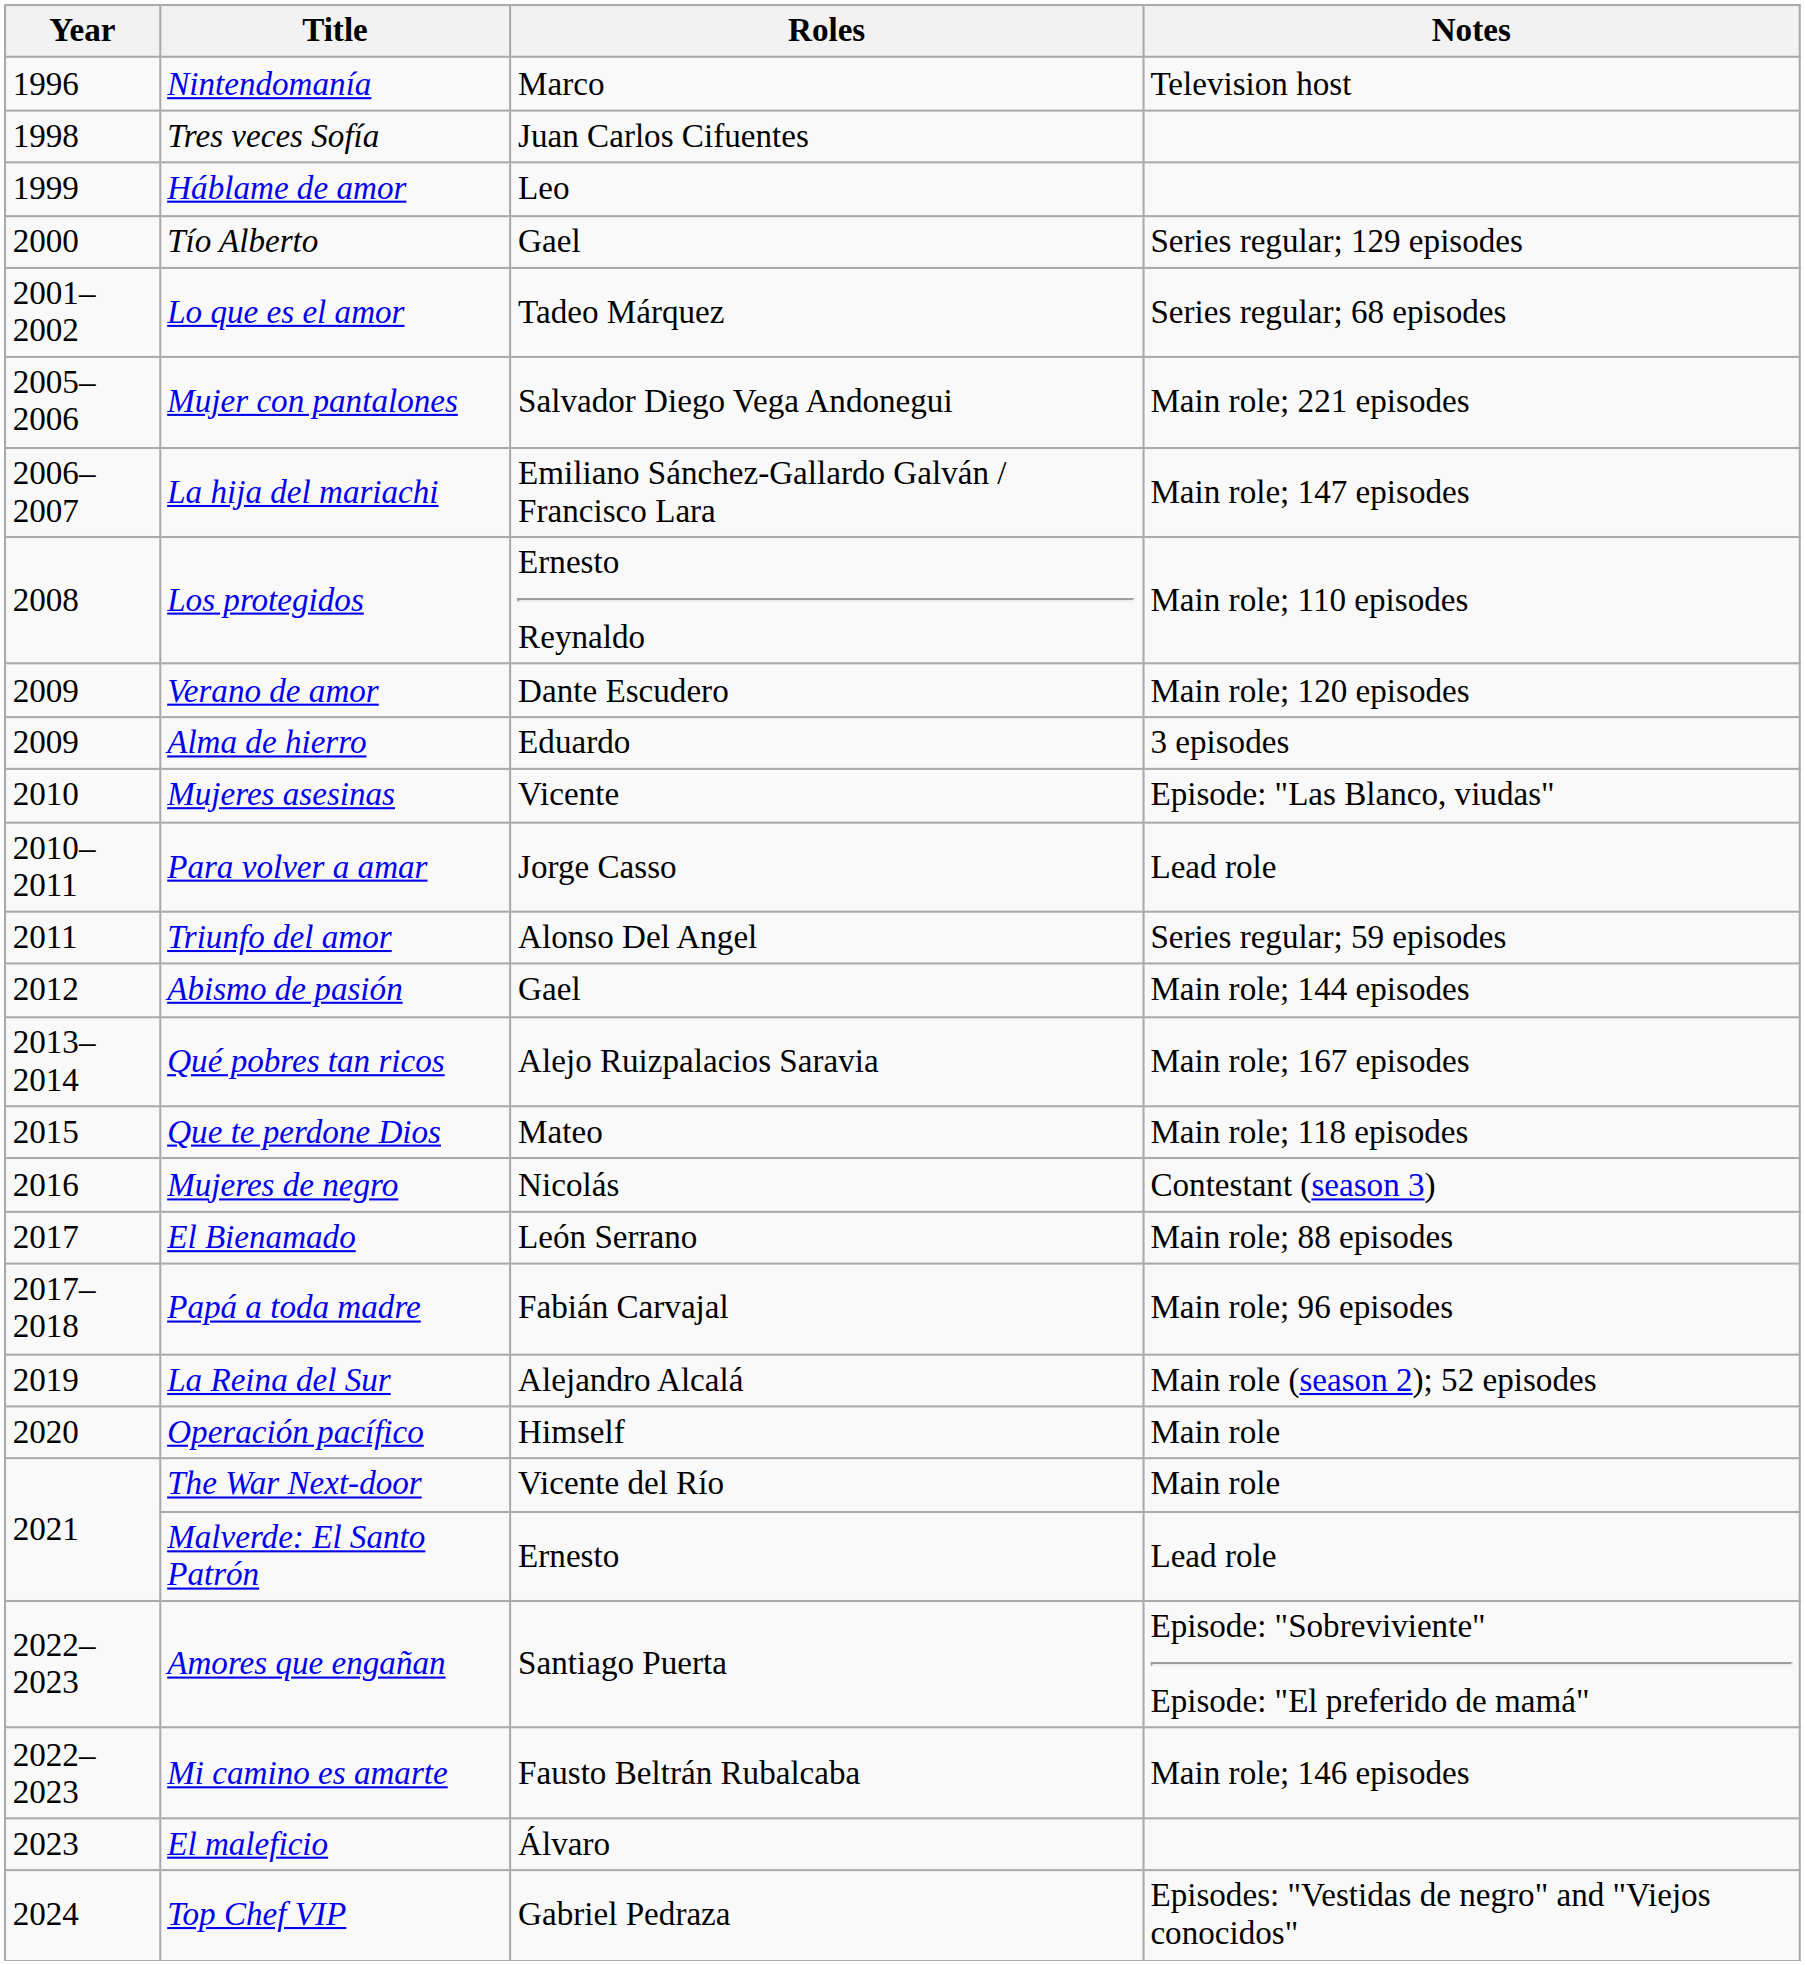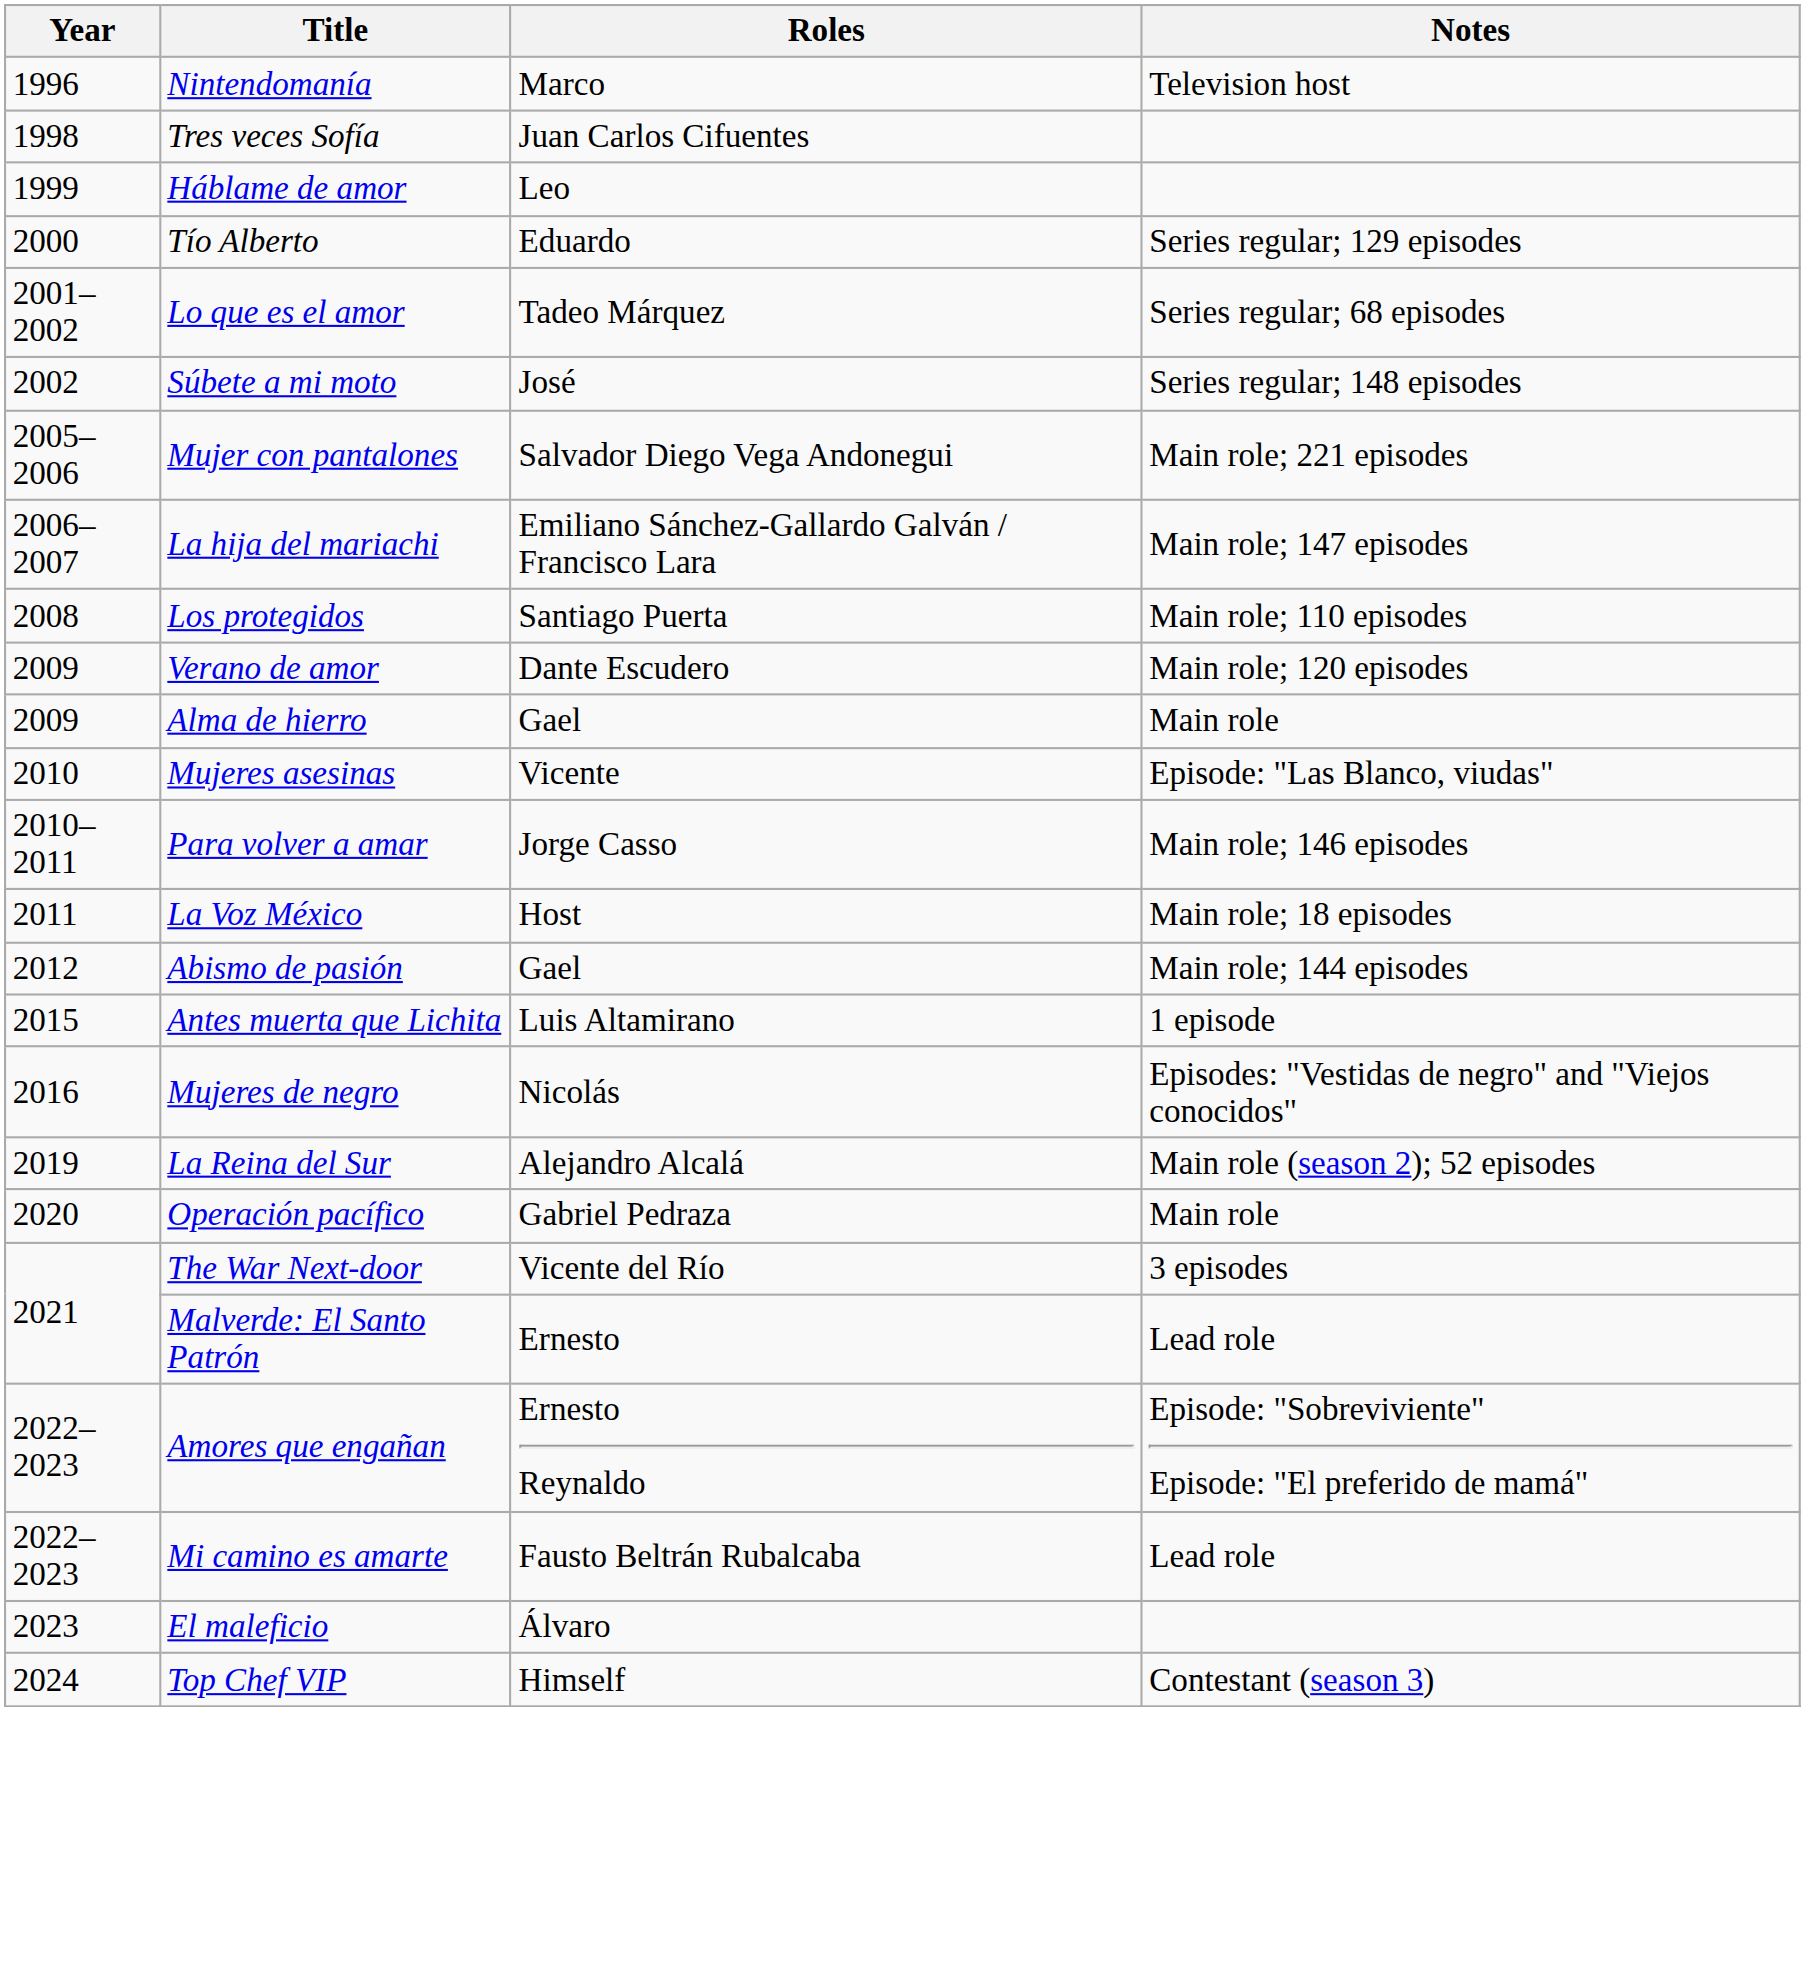(549, 240) Gael -> (575, 240) Eduardo
+ row: (282, 383)
(827, 600) Ernesto Reynaldo -> (623, 615) Santiago Puerta
(574, 742) Eduardo -> (550, 720) Gael
(1220, 742) 3 episodes -> (1214, 720) Main role
(1213, 866) Lead role -> (1309, 844) Main role; 146 episodes
- row: (279, 937)
+ row: (265, 915)
- row: (306, 1060)
- row: (304, 1132)
+ row: (334, 1020)
(1293, 1184) Contestant (season 3) -> (1429, 1091) Episodes: "Vestidas de negro" and "Viejos conocidos"
- row: (261, 1237)
- row: (294, 1308)
(571, 1431) Himself -> (625, 1215) Gabriel Pedraza
(1215, 1484) Main role -> (1219, 1267) 3 episodes
(623, 1663) Santiago Puerta -> (826, 1447) Ernesto Reynaldo
(1310, 1772) Main role; 146 episodes -> (1212, 1555) Lead role
(624, 1914) Gabriel Pedraza -> (572, 1679) Himself
(1430, 1914) Episodes: "Vestidas de negro" and "Viejos conocidos" -> (1292, 1679) Contestant (season 3)
